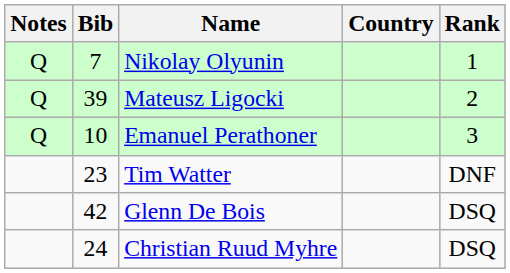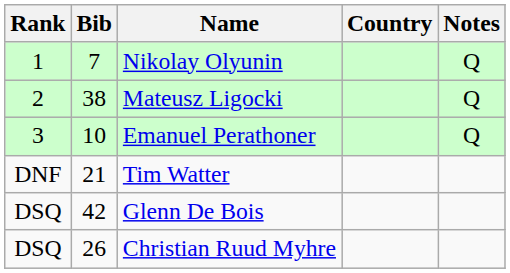columns swapped: (472, 23) <-> (38, 23)
(95, 98) 39 -> (94, 98) 38
(95, 173) 23 -> (94, 173) 21
(95, 248) 24 -> (94, 248) 26
